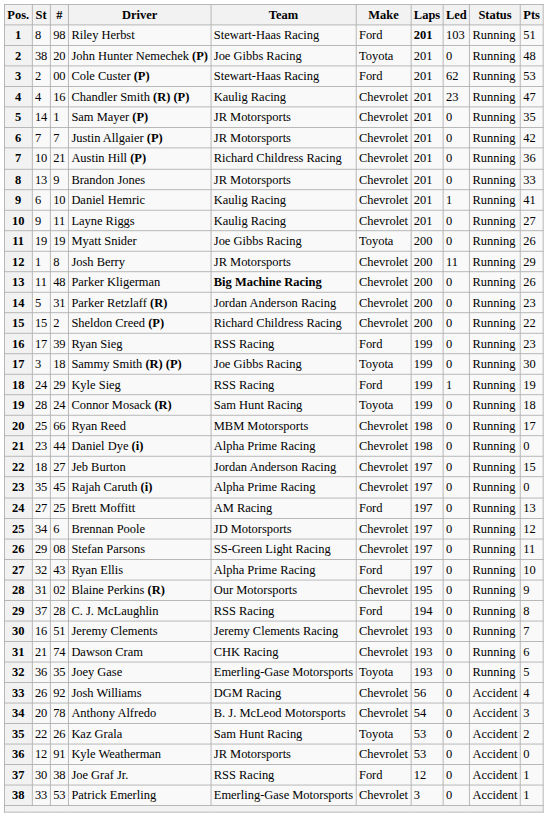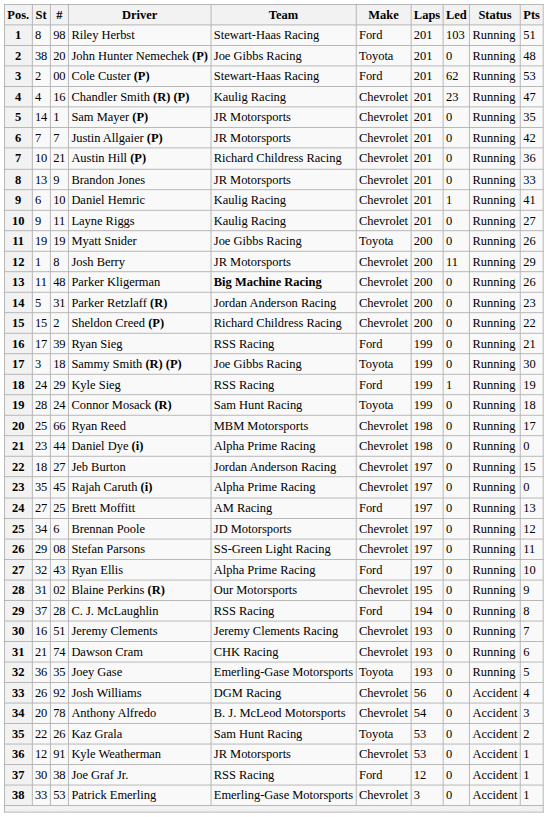(423, 35) bold -> (423, 35) normal
(530, 343) 23 -> (530, 343) 21
(526, 754) 0 -> (526, 754) 1
